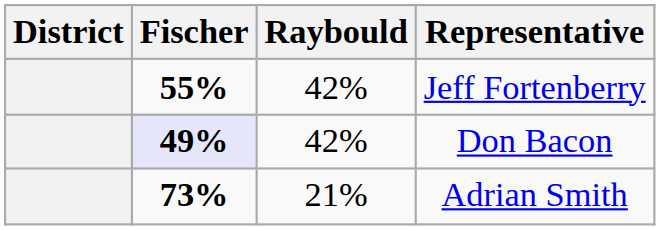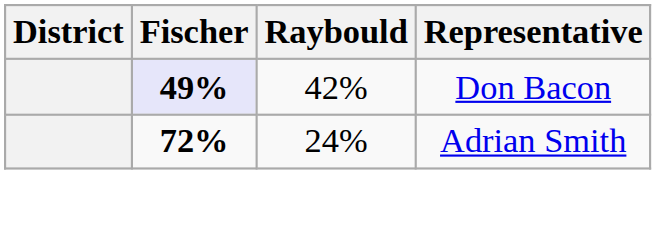- row: (535, 86)
(194, 195) 73% -> (194, 140) 72%
(336, 195) 21% -> (336, 140) 24%
